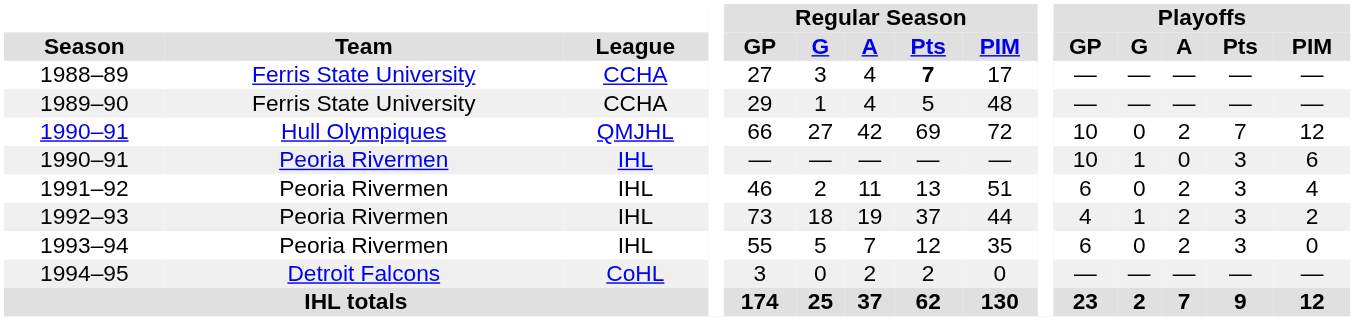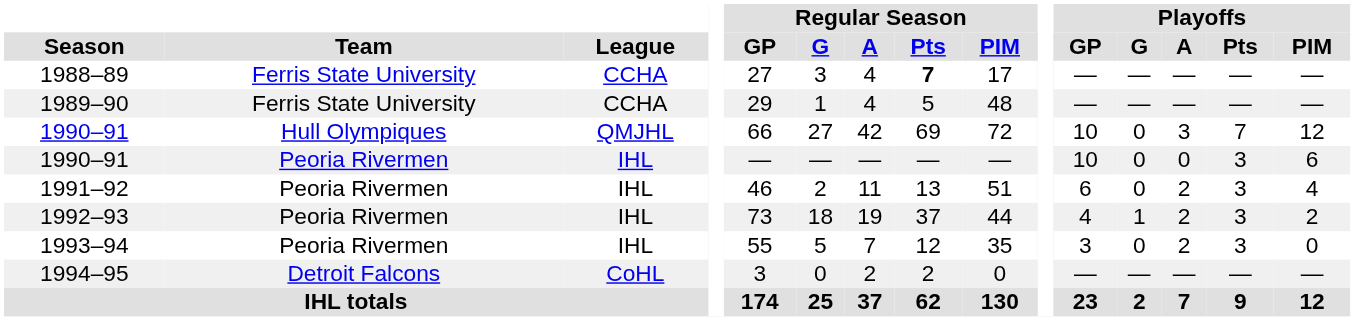(1184, 131) 2 -> (1184, 131) 3
(1139, 159) 1 -> (1139, 159) 0
(1085, 245) 6 -> (1085, 245) 3
